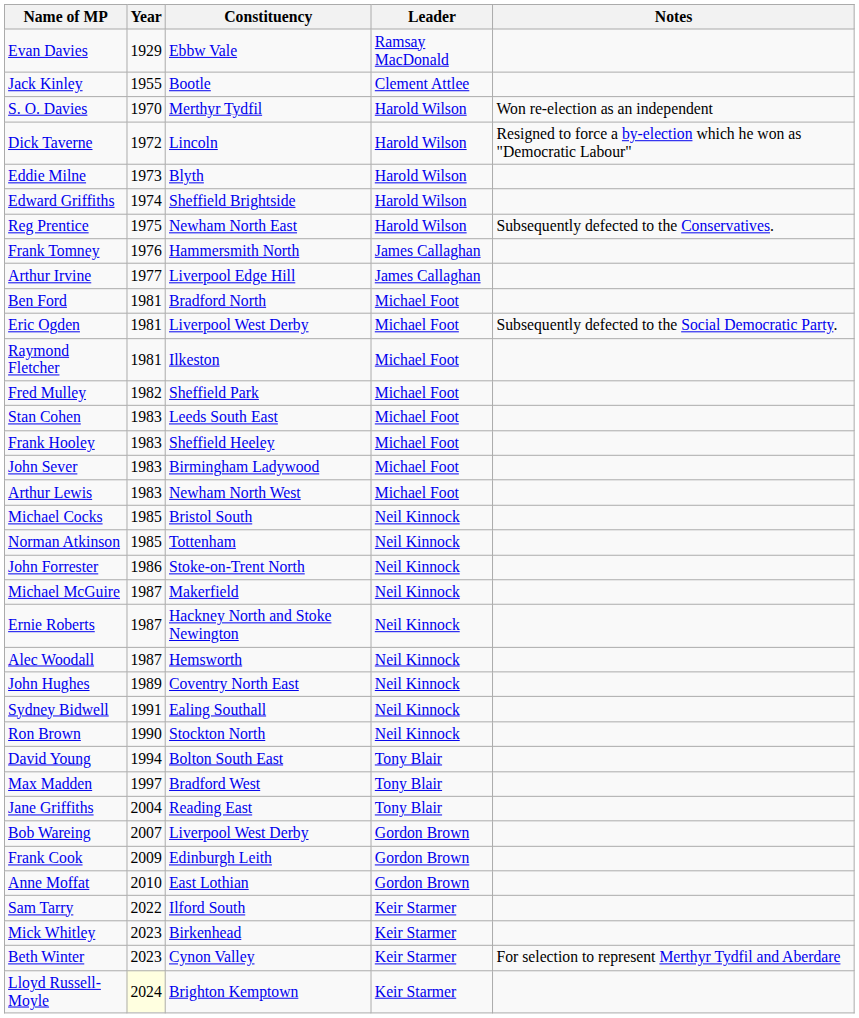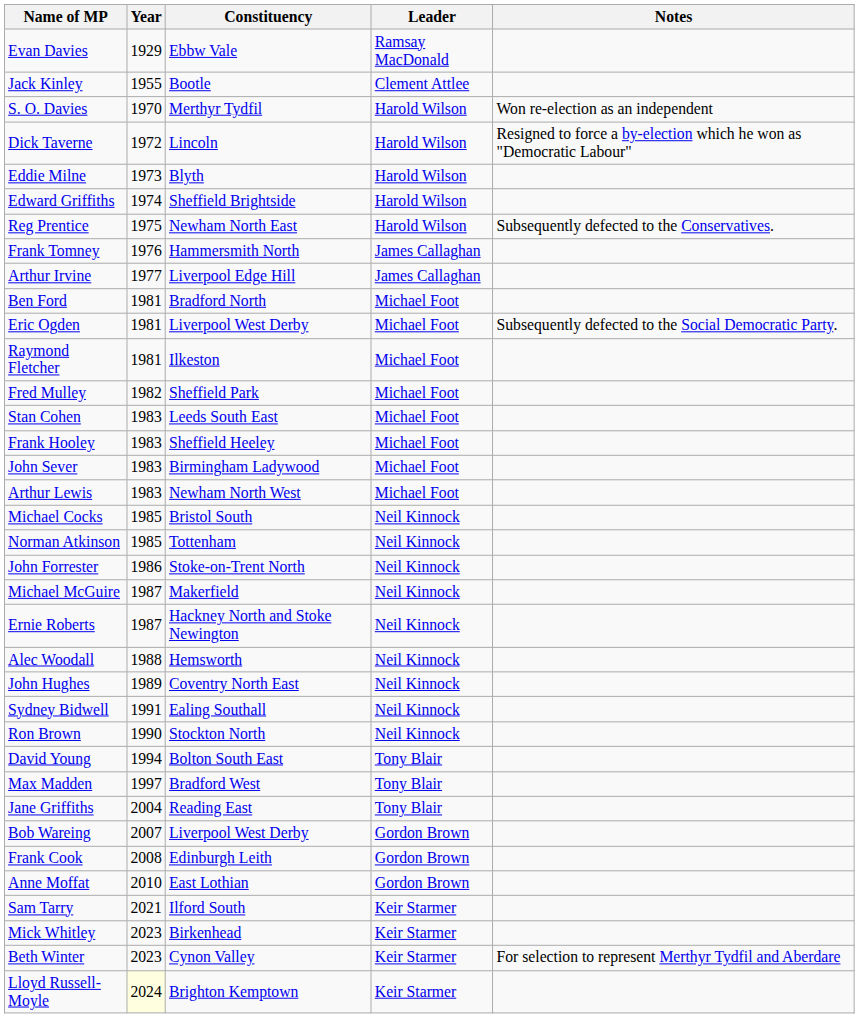(146, 659) 1987 -> (146, 659) 1988
(146, 858) 2009 -> (146, 858) 2008
(146, 908) 2022 -> (146, 908) 2021
